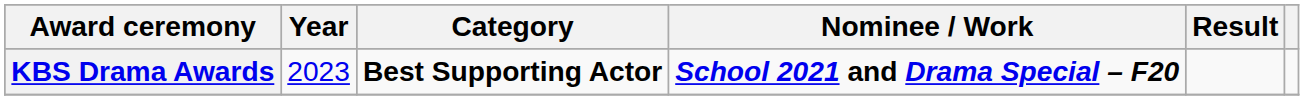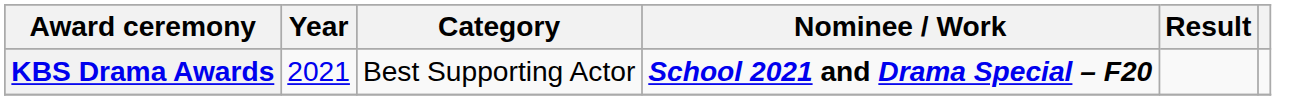(319, 71) 2023 -> (319, 71) 2021
(513, 71) bold -> (499, 71) normal
